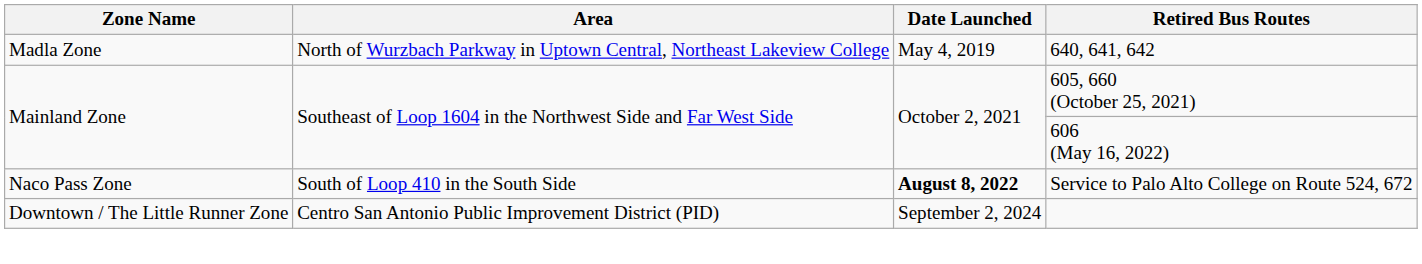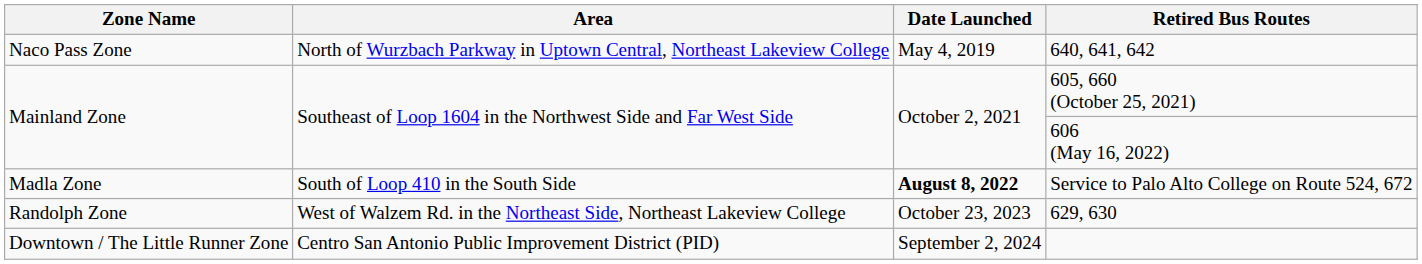(55, 49) Madla Zone -> (70, 49) Naco Pass Zone
(70, 183) Naco Pass Zone -> (55, 183) Madla Zone
+ row: (1083, 213)
